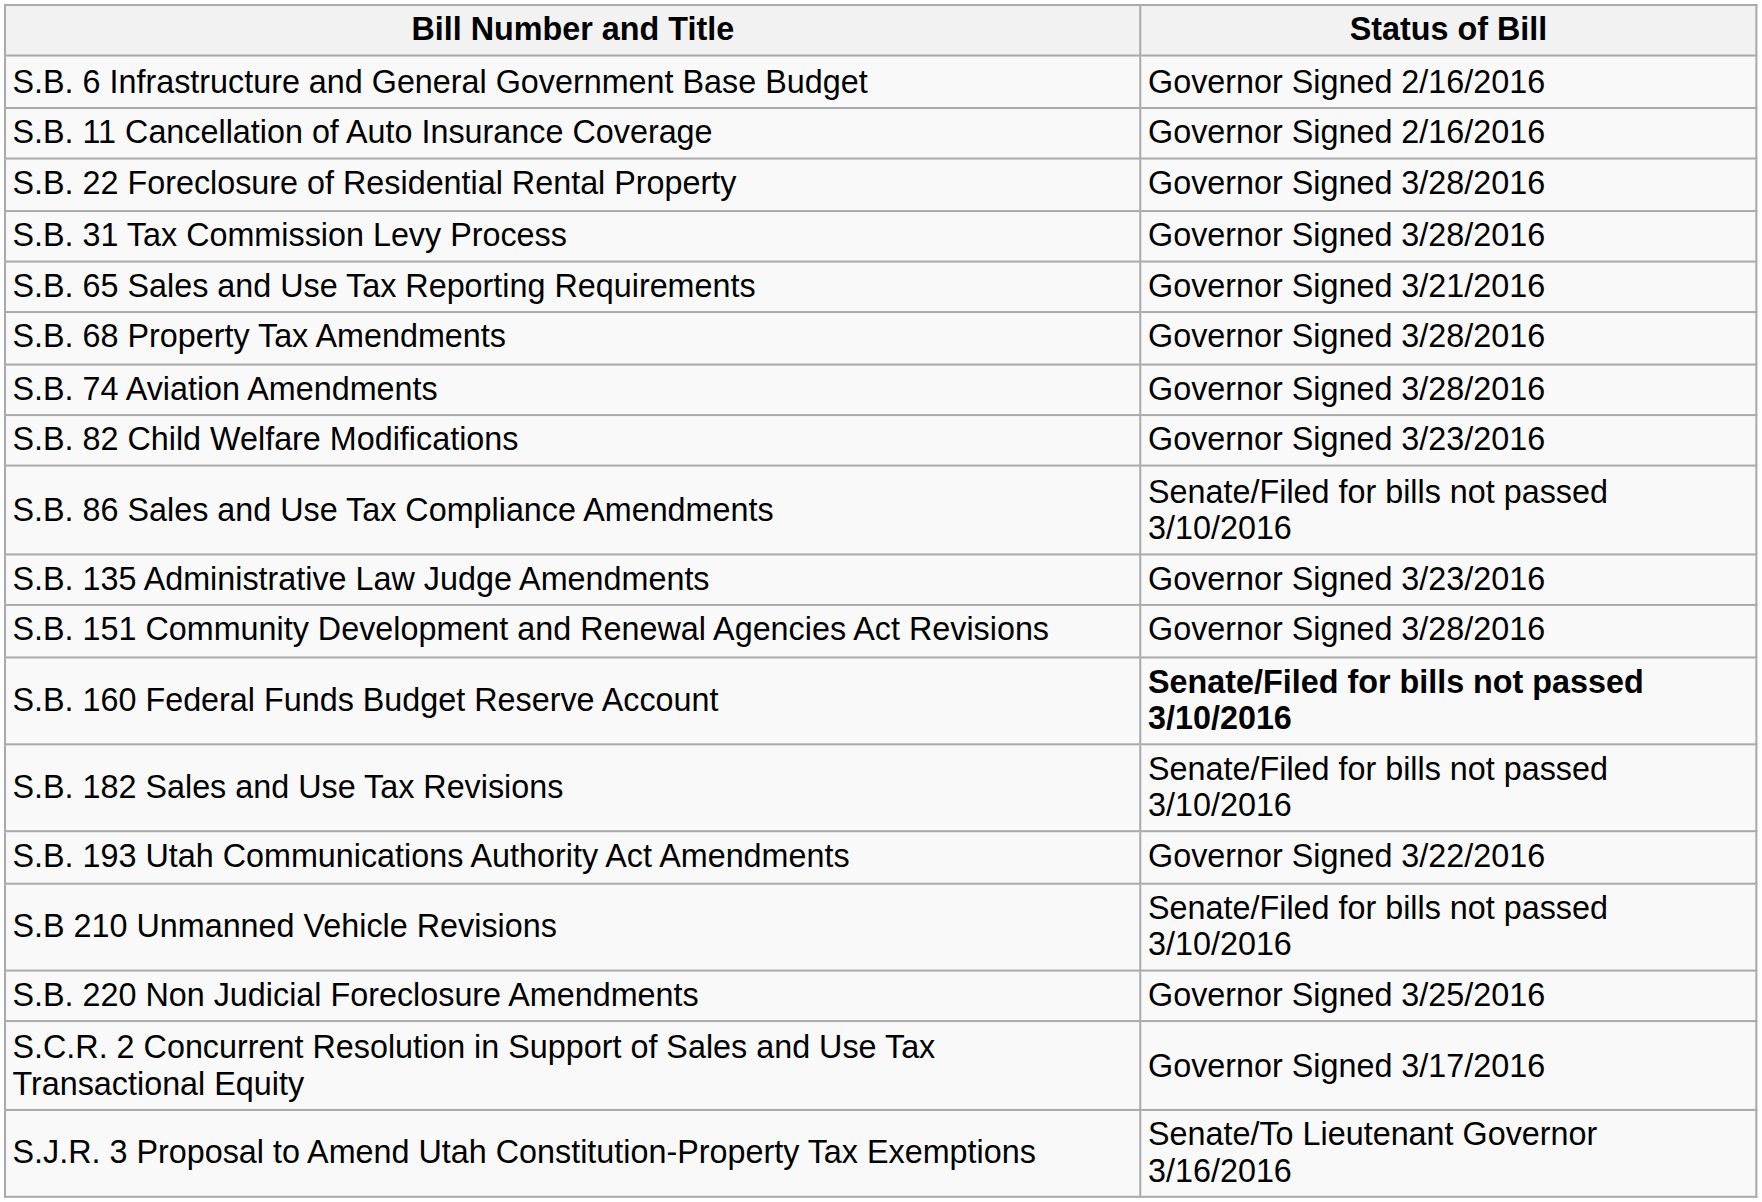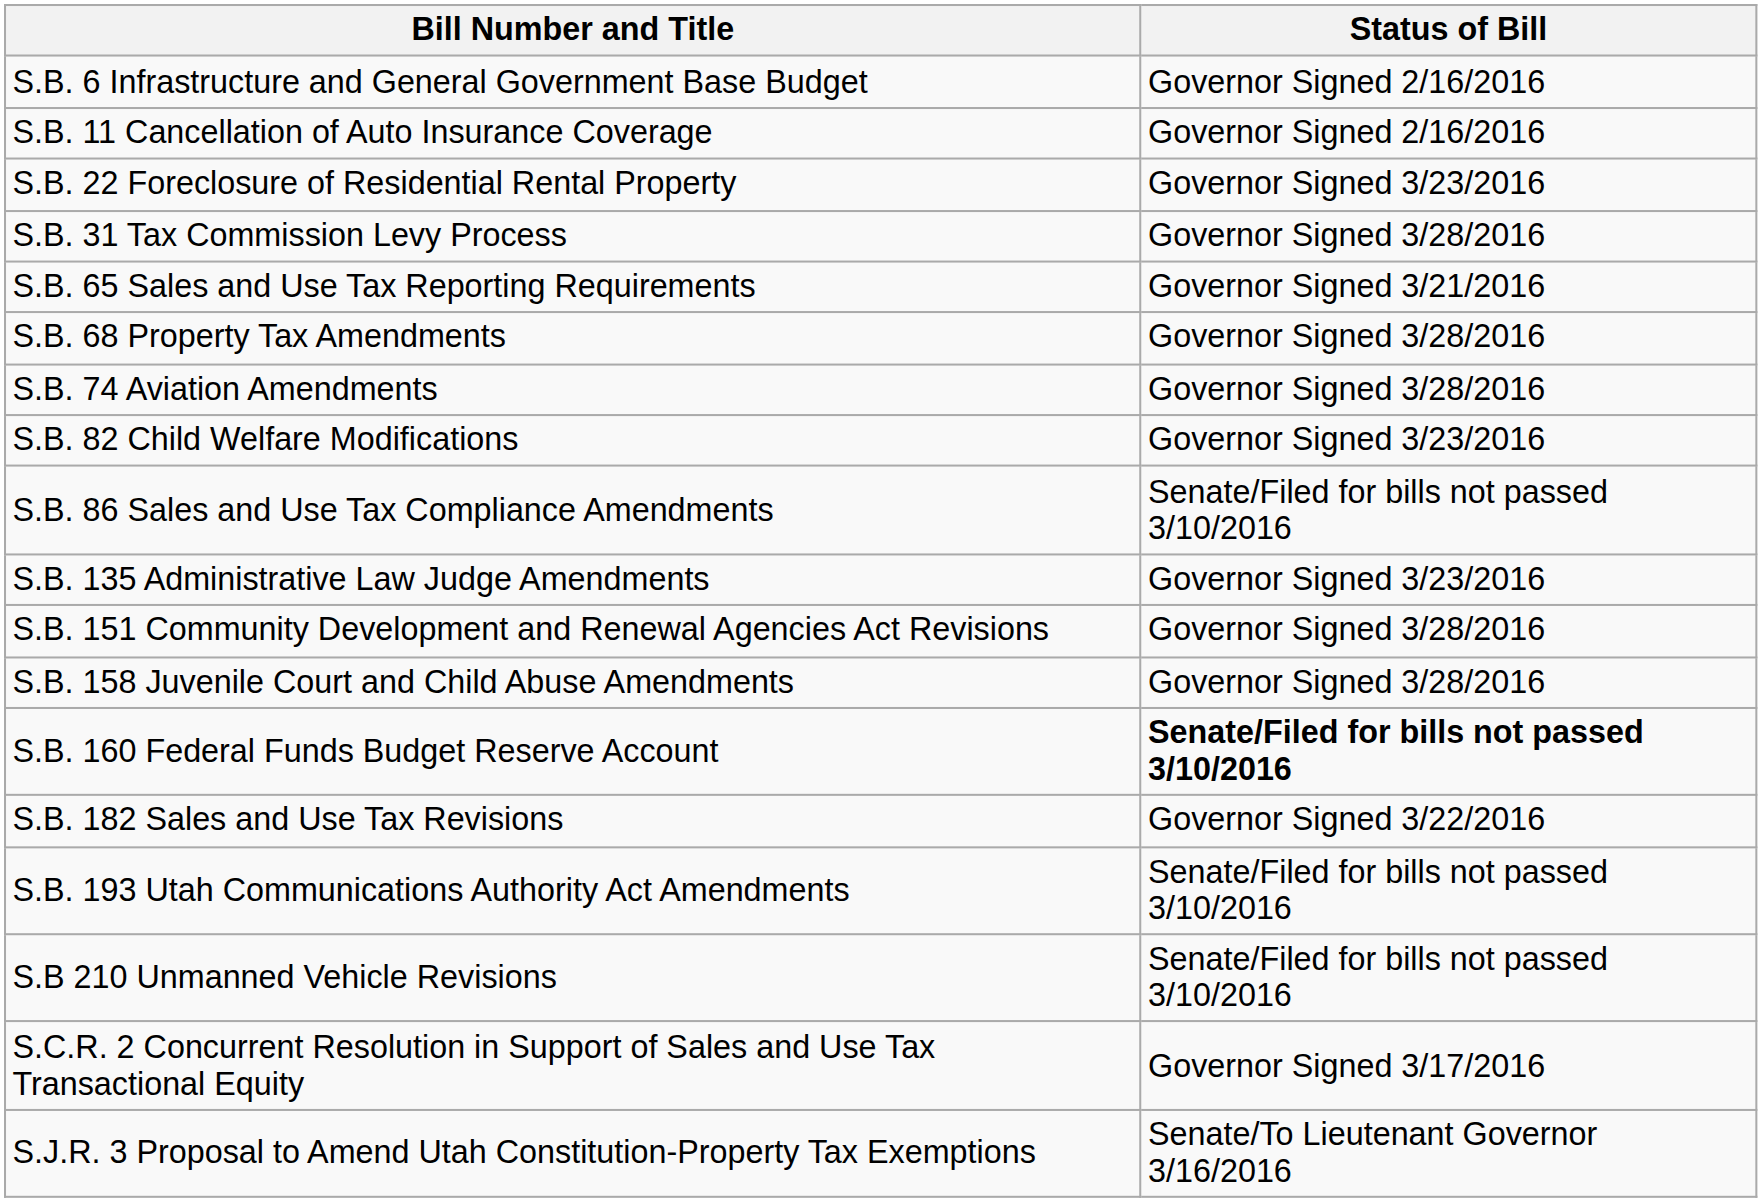(1347, 183) Governor Signed 3/28/2016 -> (1347, 183) Governor Signed 3/23/2016
+ row: (403, 681)
(1378, 787) Senate/Filed for bills not passed 3/10/2016 -> (1347, 820) Governor Signed 3/22/2016
(1347, 856) Governor Signed 3/22/2016 -> (1378, 889) Senate/Filed for bills not passed 3/10/2016
- row: (356, 995)
